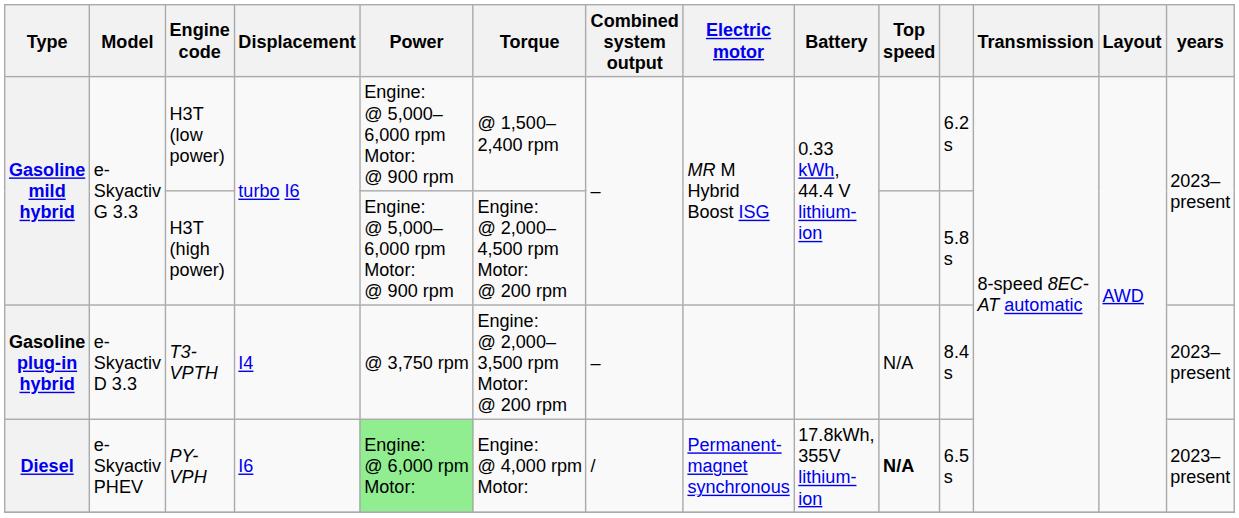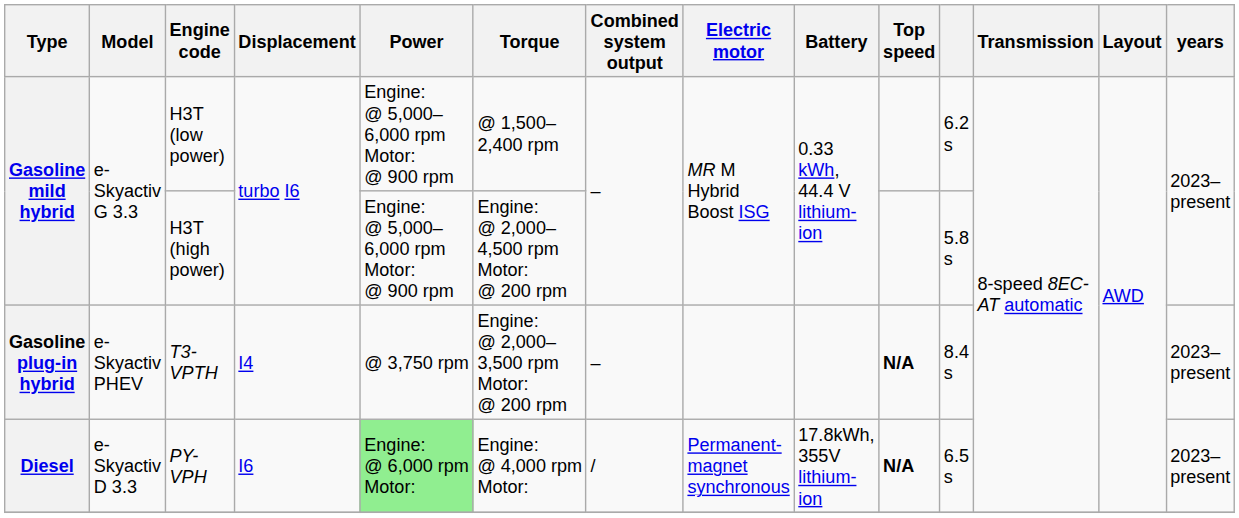(127, 362) e-Skyactiv D 3.3 -> (127, 362) e-Skyactiv PHEV
(898, 362) normal -> (899, 362) bold
(127, 466) e-Skyactiv PHEV -> (127, 466) e-Skyactiv D 3.3
